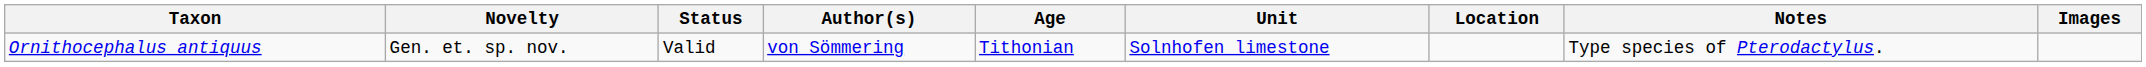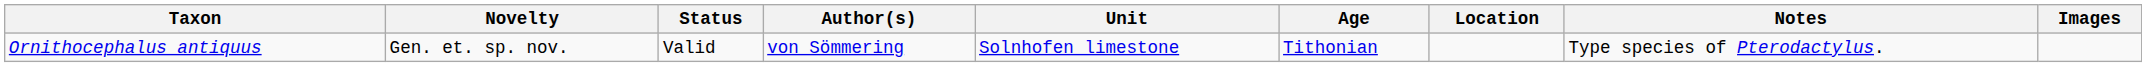columns swapped: (1050, 19) <-> (1277, 19)
